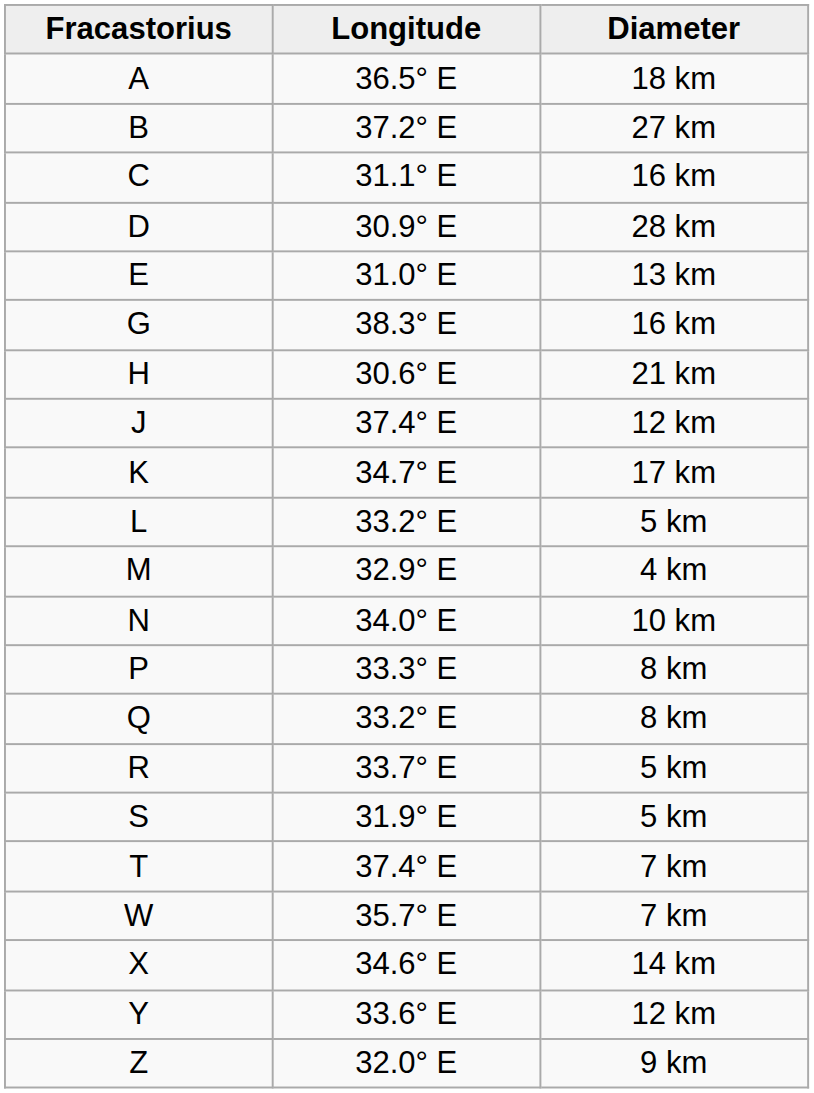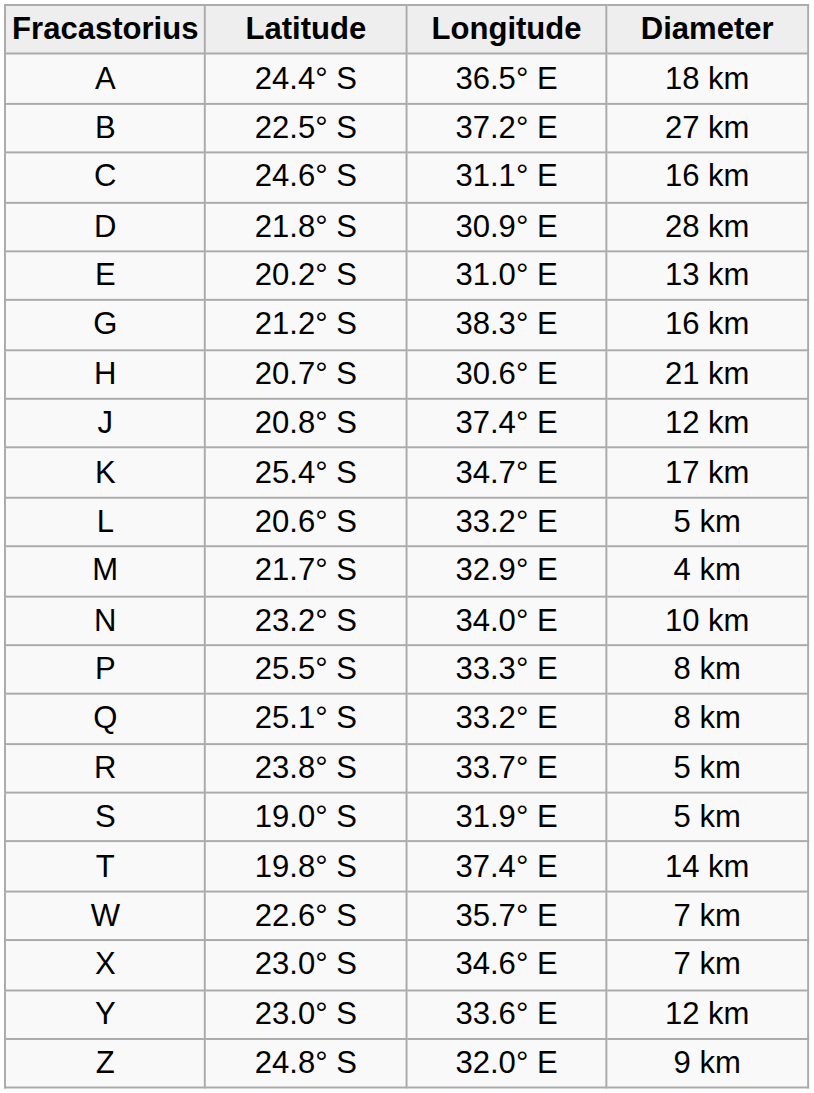+ column: (306, 29)
(674, 865) 7 km -> (707, 865) 14 km
(674, 964) 14 km -> (707, 964) 7 km
